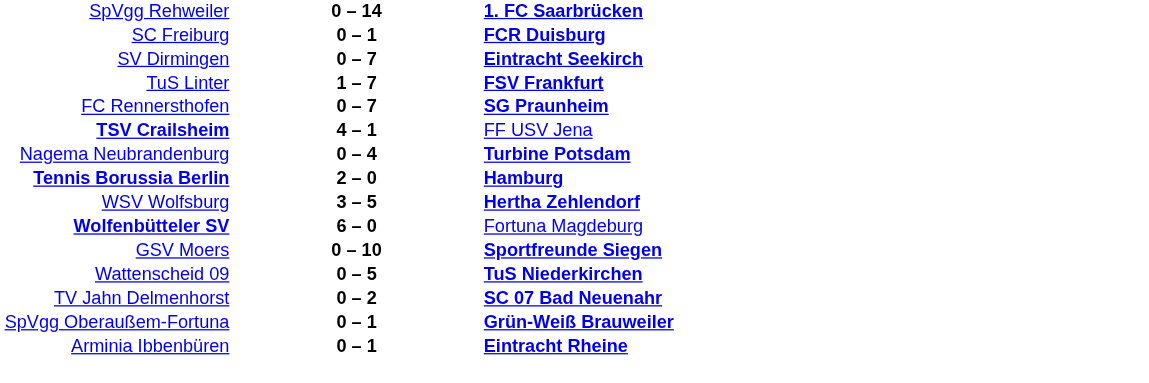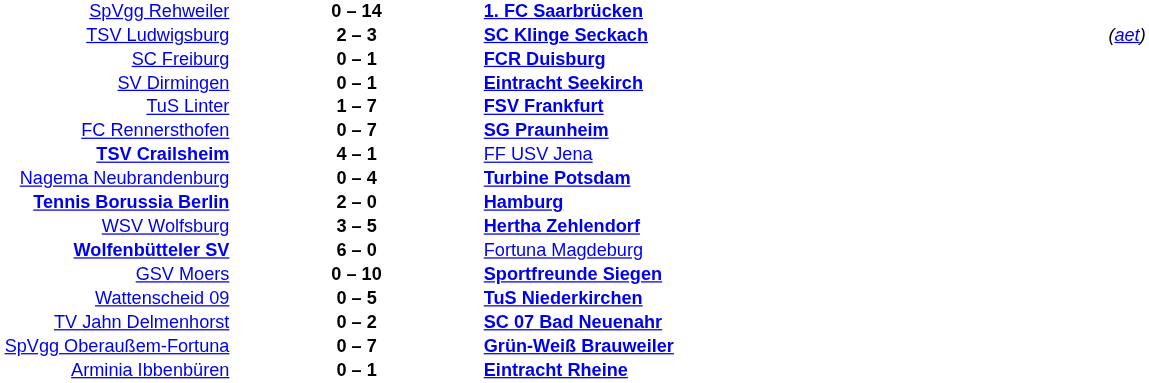+ row: (158, 34)
(357, 58) 0 – 7 -> (357, 82) 0 – 1
(357, 322) 0 – 1 -> (357, 346) 0 – 7
